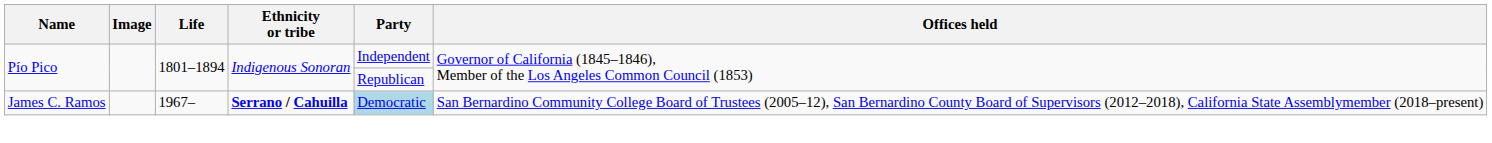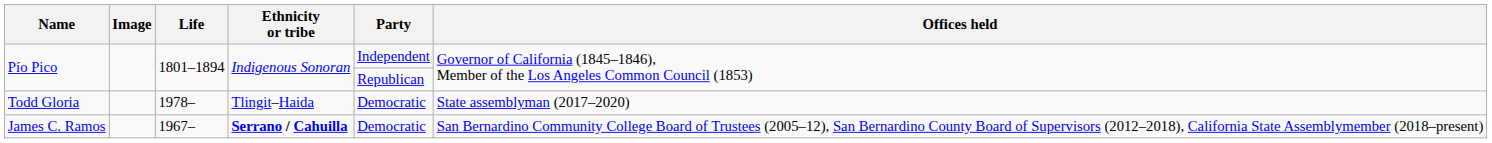+ row: (44, 102)
(392, 102) lightblue background -> (392, 126) no background
